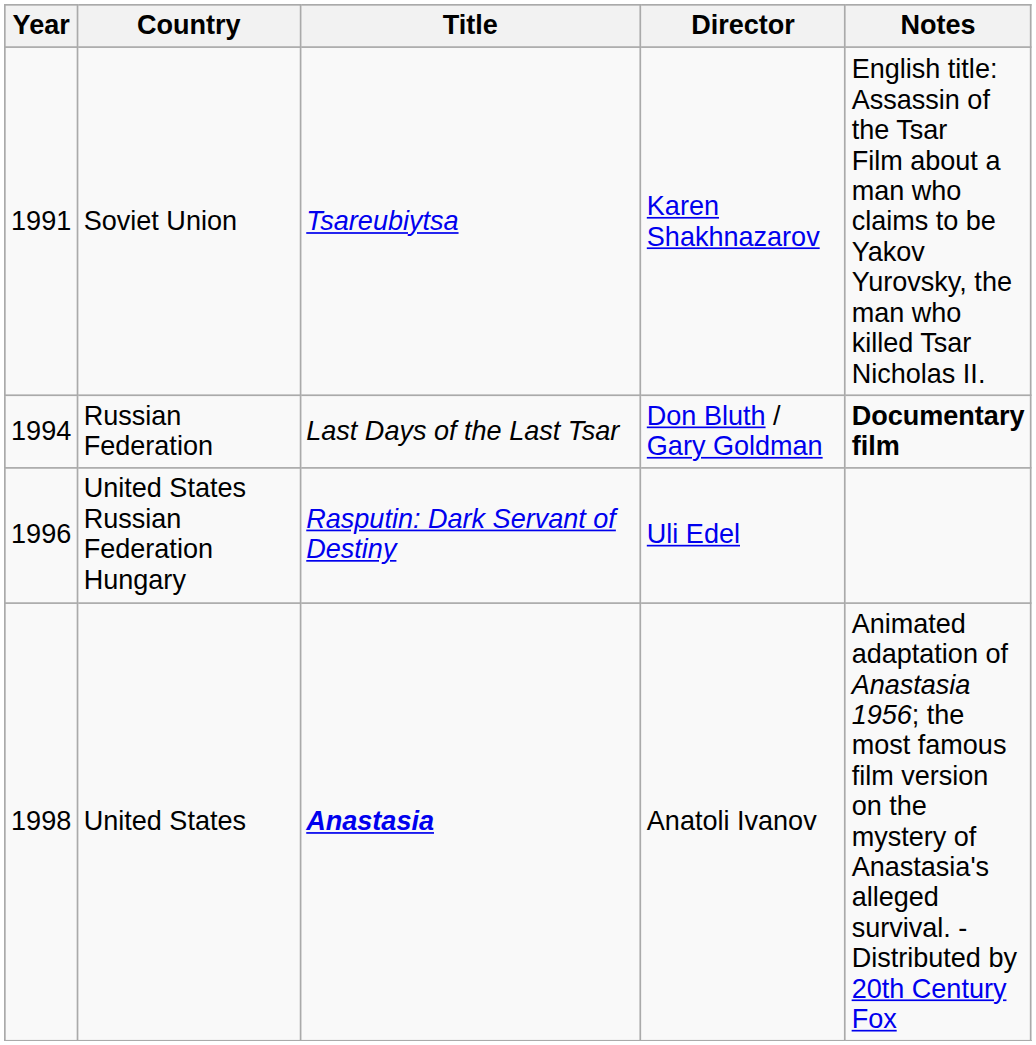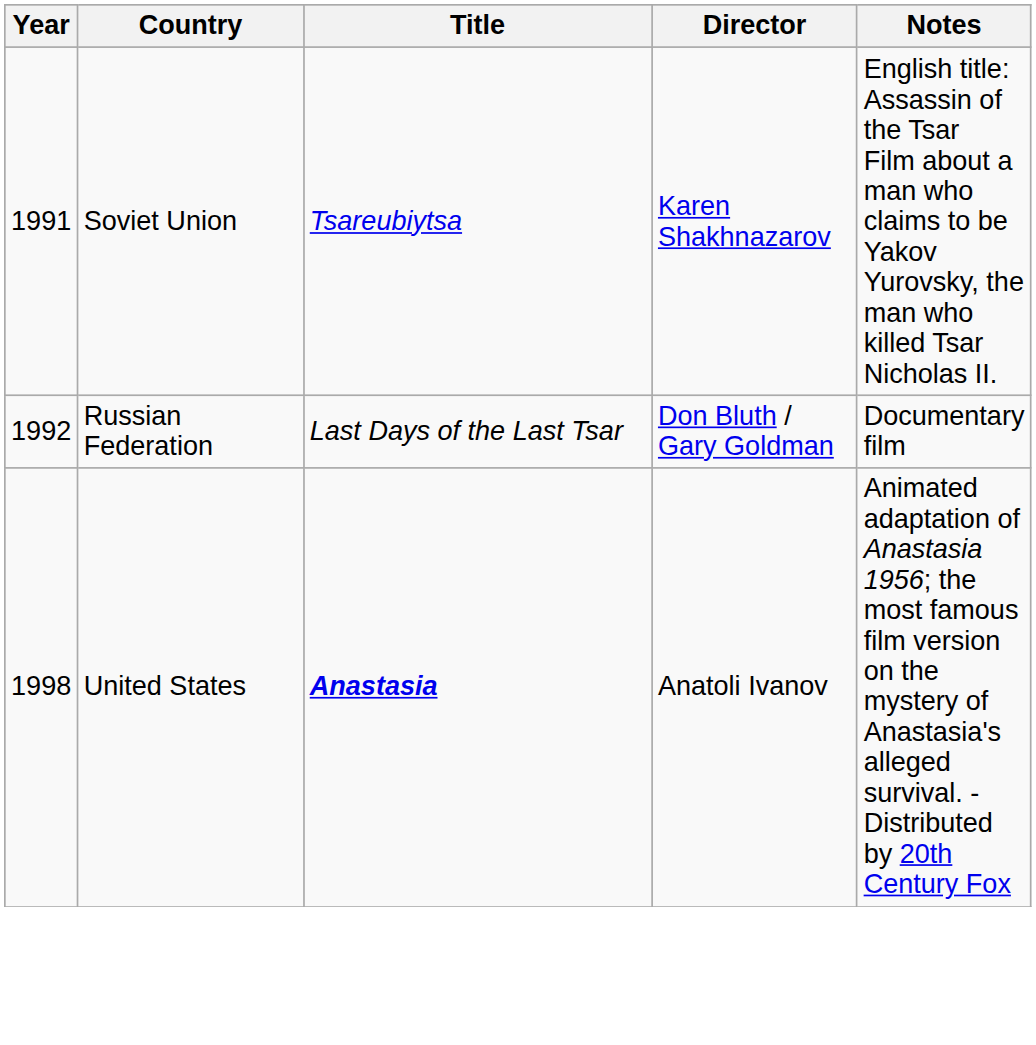(41, 431) 1994 -> (41, 431) 1992
(938, 431) bold -> (944, 431) normal
- row: (165, 534)
